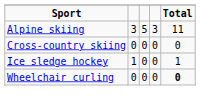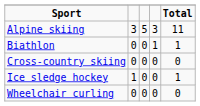+ row: (31, 45)
(178, 77) bold -> (178, 93) normal
